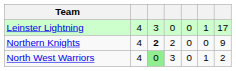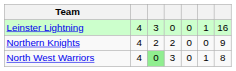(223, 27) 17 -> (223, 27) 16
(156, 43) bold -> (156, 43) normal
(223, 58) 2 -> (223, 58) 8
